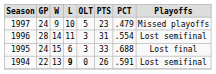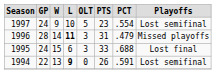(124, 24) .479 -> (124, 24) .554
(173, 24) Missed playoffs -> (173, 24) Lost semifinal
(70, 37) normal -> (70, 37) bold
(124, 37) .554 -> (124, 37) .479
(173, 37) Lost semifinal -> (173, 37) Missed playoffs
